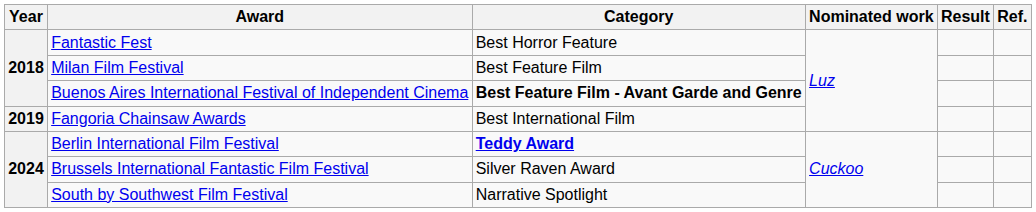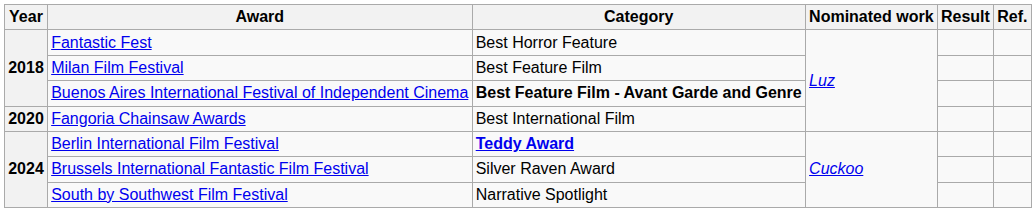(26, 118) 2019 -> (26, 118) 2020
